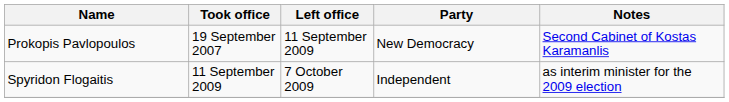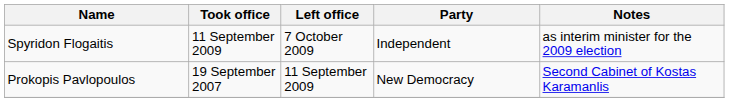rows swapped: (71, 43) <-> (60, 79)
